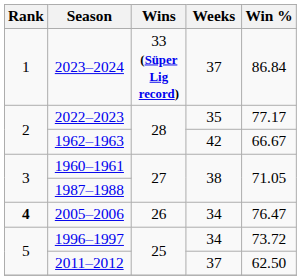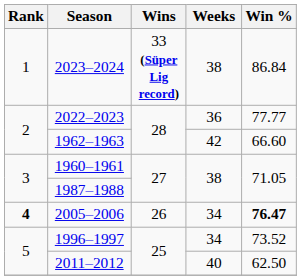(214, 66) 37 -> (214, 66) 38
(214, 117) 35 -> (214, 117) 36
(269, 117) 77.17 -> (269, 117) 77.77
(269, 141) 66.67 -> (269, 141) 66.60
(269, 214) normal -> (269, 214) bold
(269, 239) 73.72 -> (269, 239) 73.52
(214, 263) 37 -> (214, 263) 40
